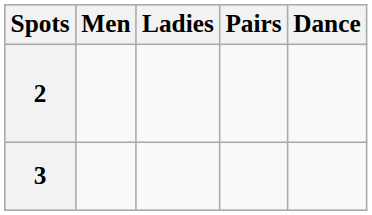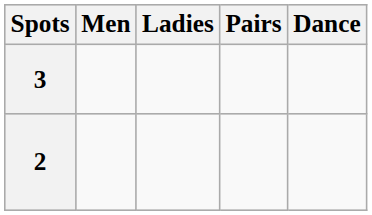rows swapped: (40, 175) <-> (40, 93)
